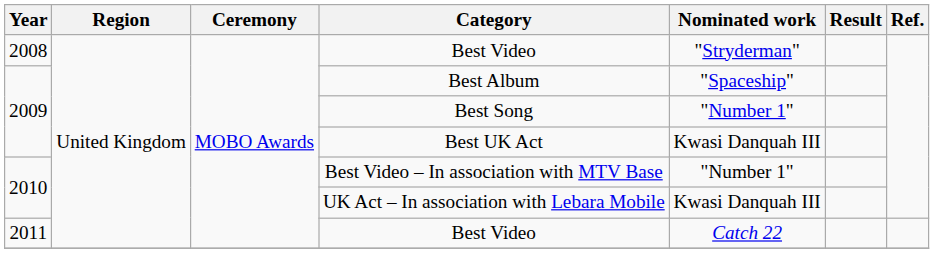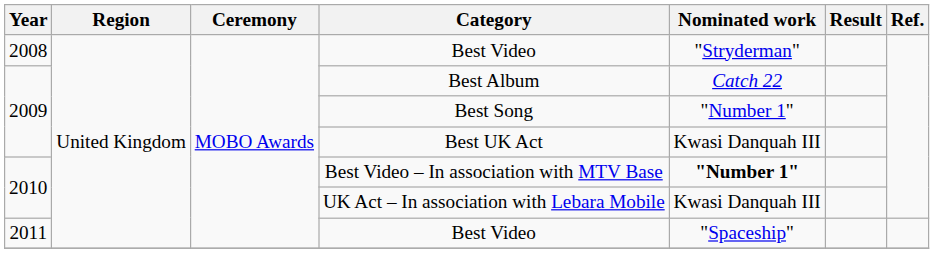(747, 80) "Spaceship" -> (747, 80) Catch 22
(747, 171) normal -> (747, 171) bold
(747, 232) Catch 22 -> (747, 232) "Spaceship"
